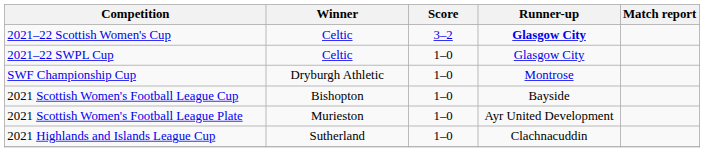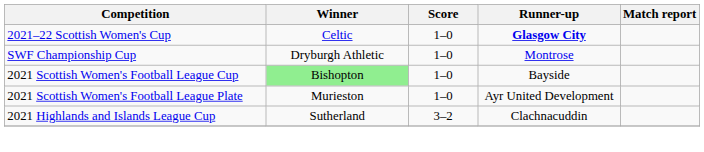(443, 34) 3–2 -> (443, 34) 1–0
- row: (60, 55)
(337, 95) no background -> (337, 75) lightgreen background
(443, 136) 1–0 -> (443, 116) 3–2
